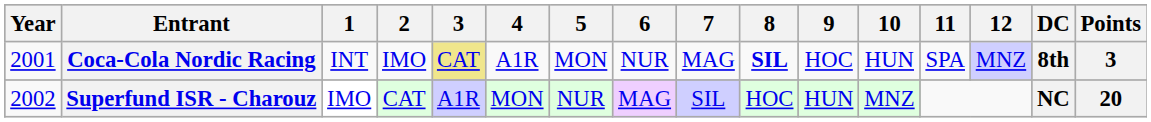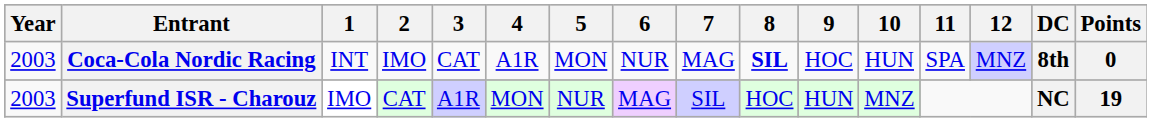(33, 60) 2001 -> (33, 60) 2003
(458, 60) khaki background -> (458, 60) no background
(1111, 60) 3 -> (1111, 60) 0
(33, 97) 2002 -> (33, 97) 2003
(1111, 97) 20 -> (1111, 97) 19
